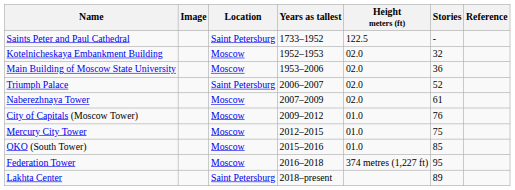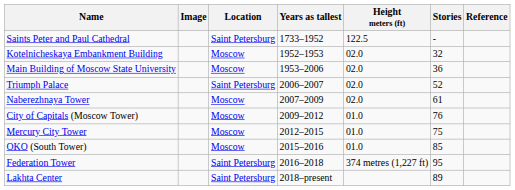(228, 162) Moscow -> (243, 162) Saint Petersburg
